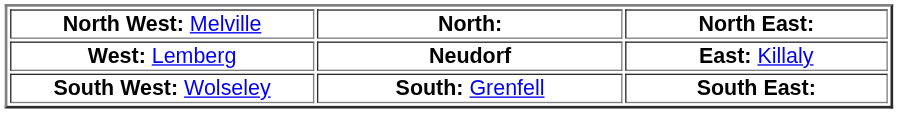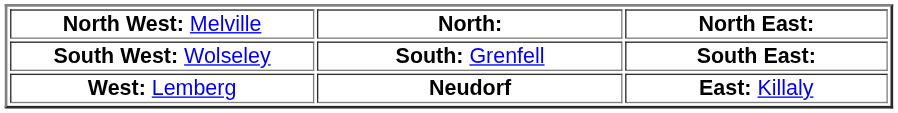rows swapped: (162, 56) <-> (162, 88)
